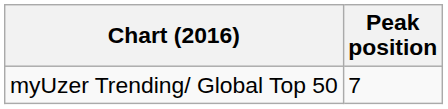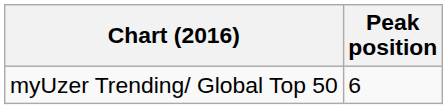(355, 84) 7 -> (355, 84) 6
